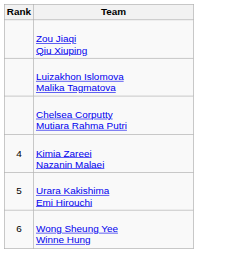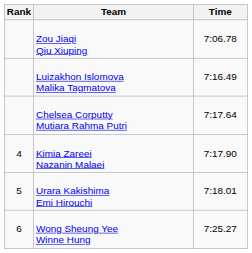+ column: (220, 12)
